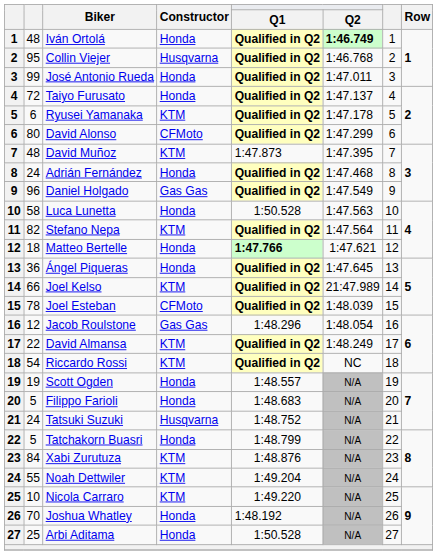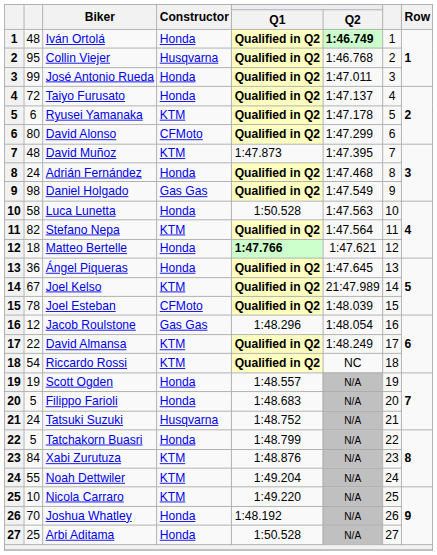(33, 191) 96 -> (33, 191) 98
(33, 286) 66 -> (33, 286) 67
